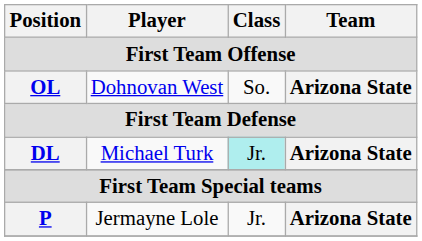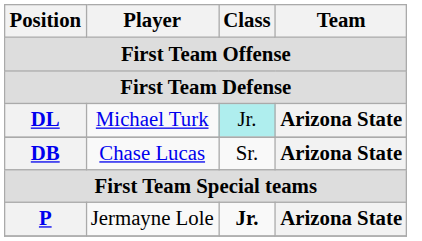- row: (45, 86)
+ row: (45, 152)
(257, 218) normal -> (247, 218) bold
